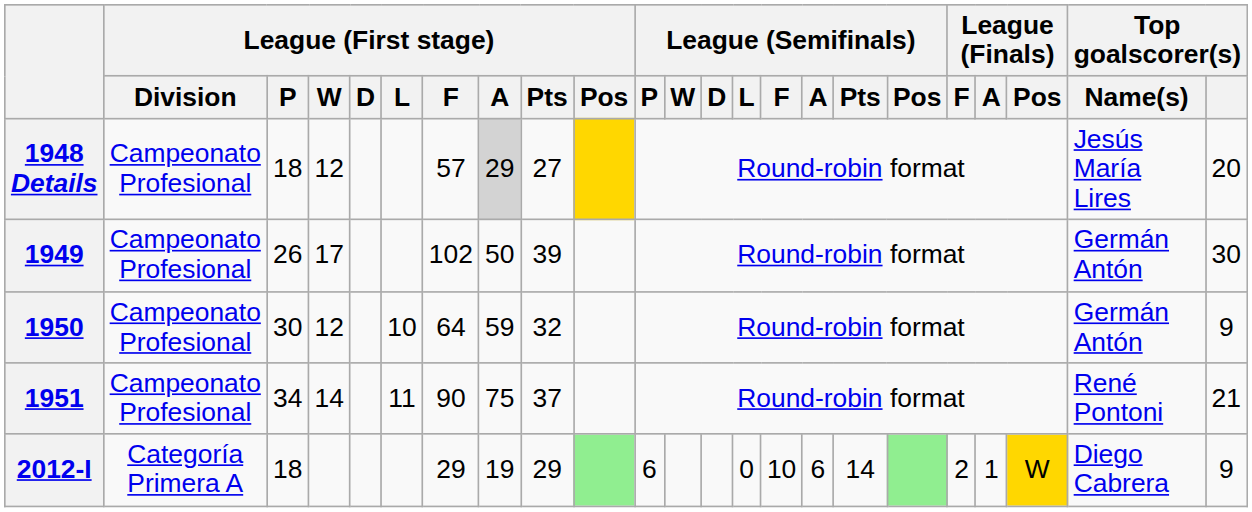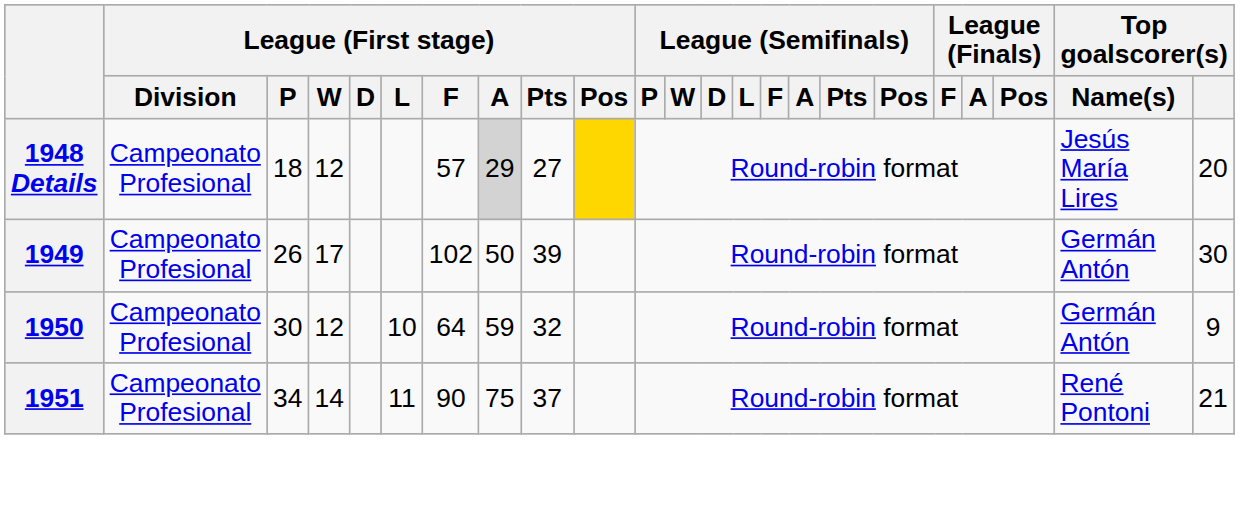- row: (54, 469)
